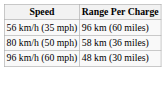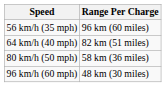+ row: (42, 43)
